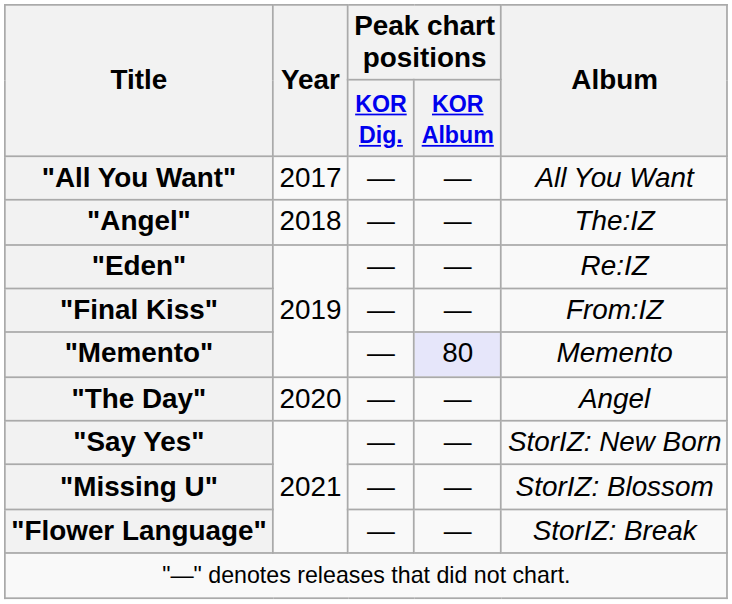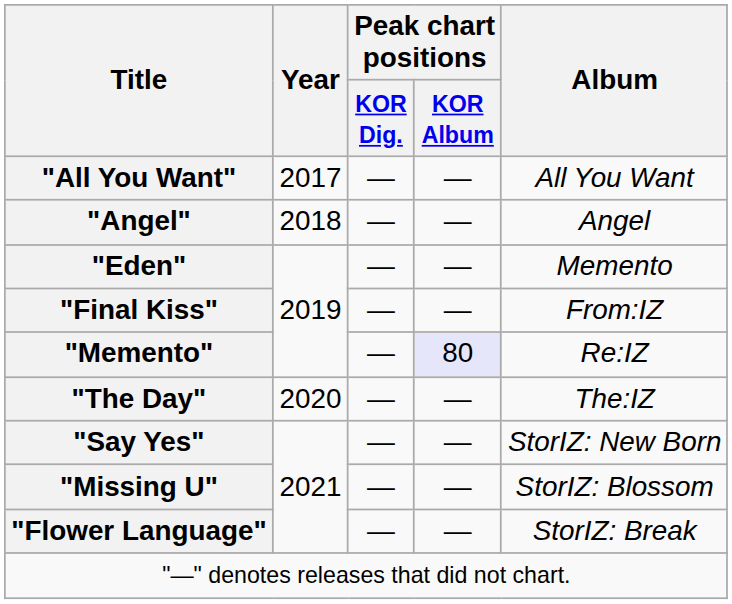(615, 221) The:IZ -> (615, 221) Angel
(615, 265) Re:IZ -> (615, 265) Memento
(615, 354) Memento -> (615, 354) Re:IZ
(615, 398) Angel -> (615, 398) The:IZ
